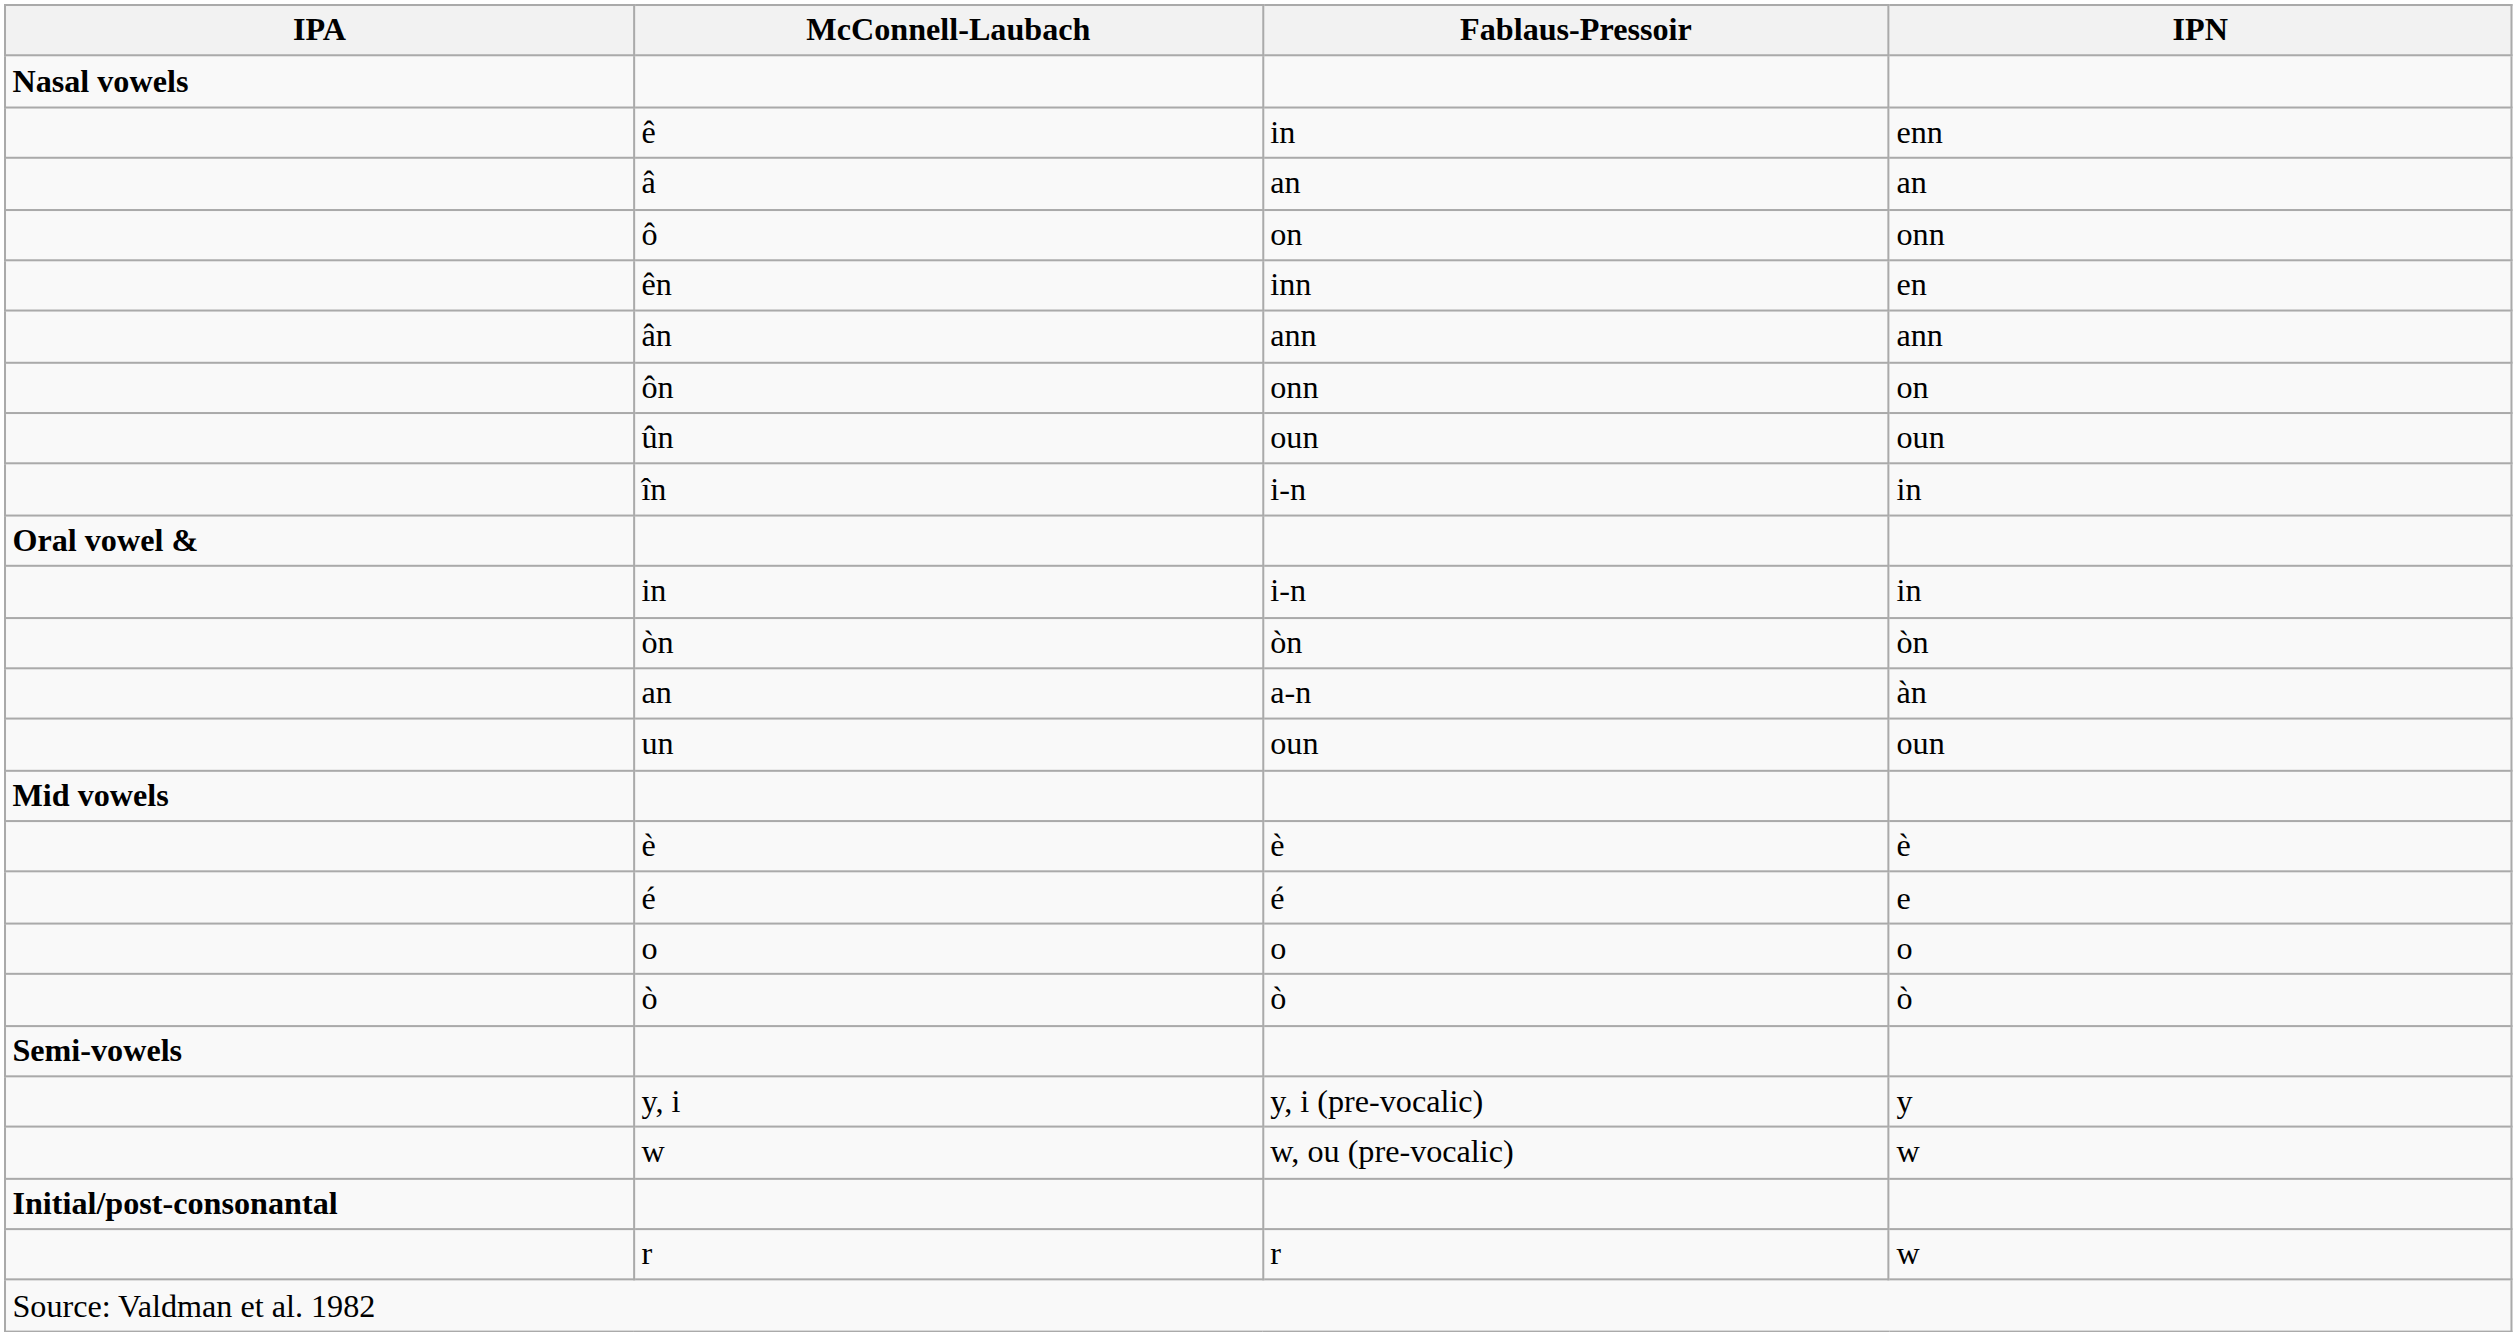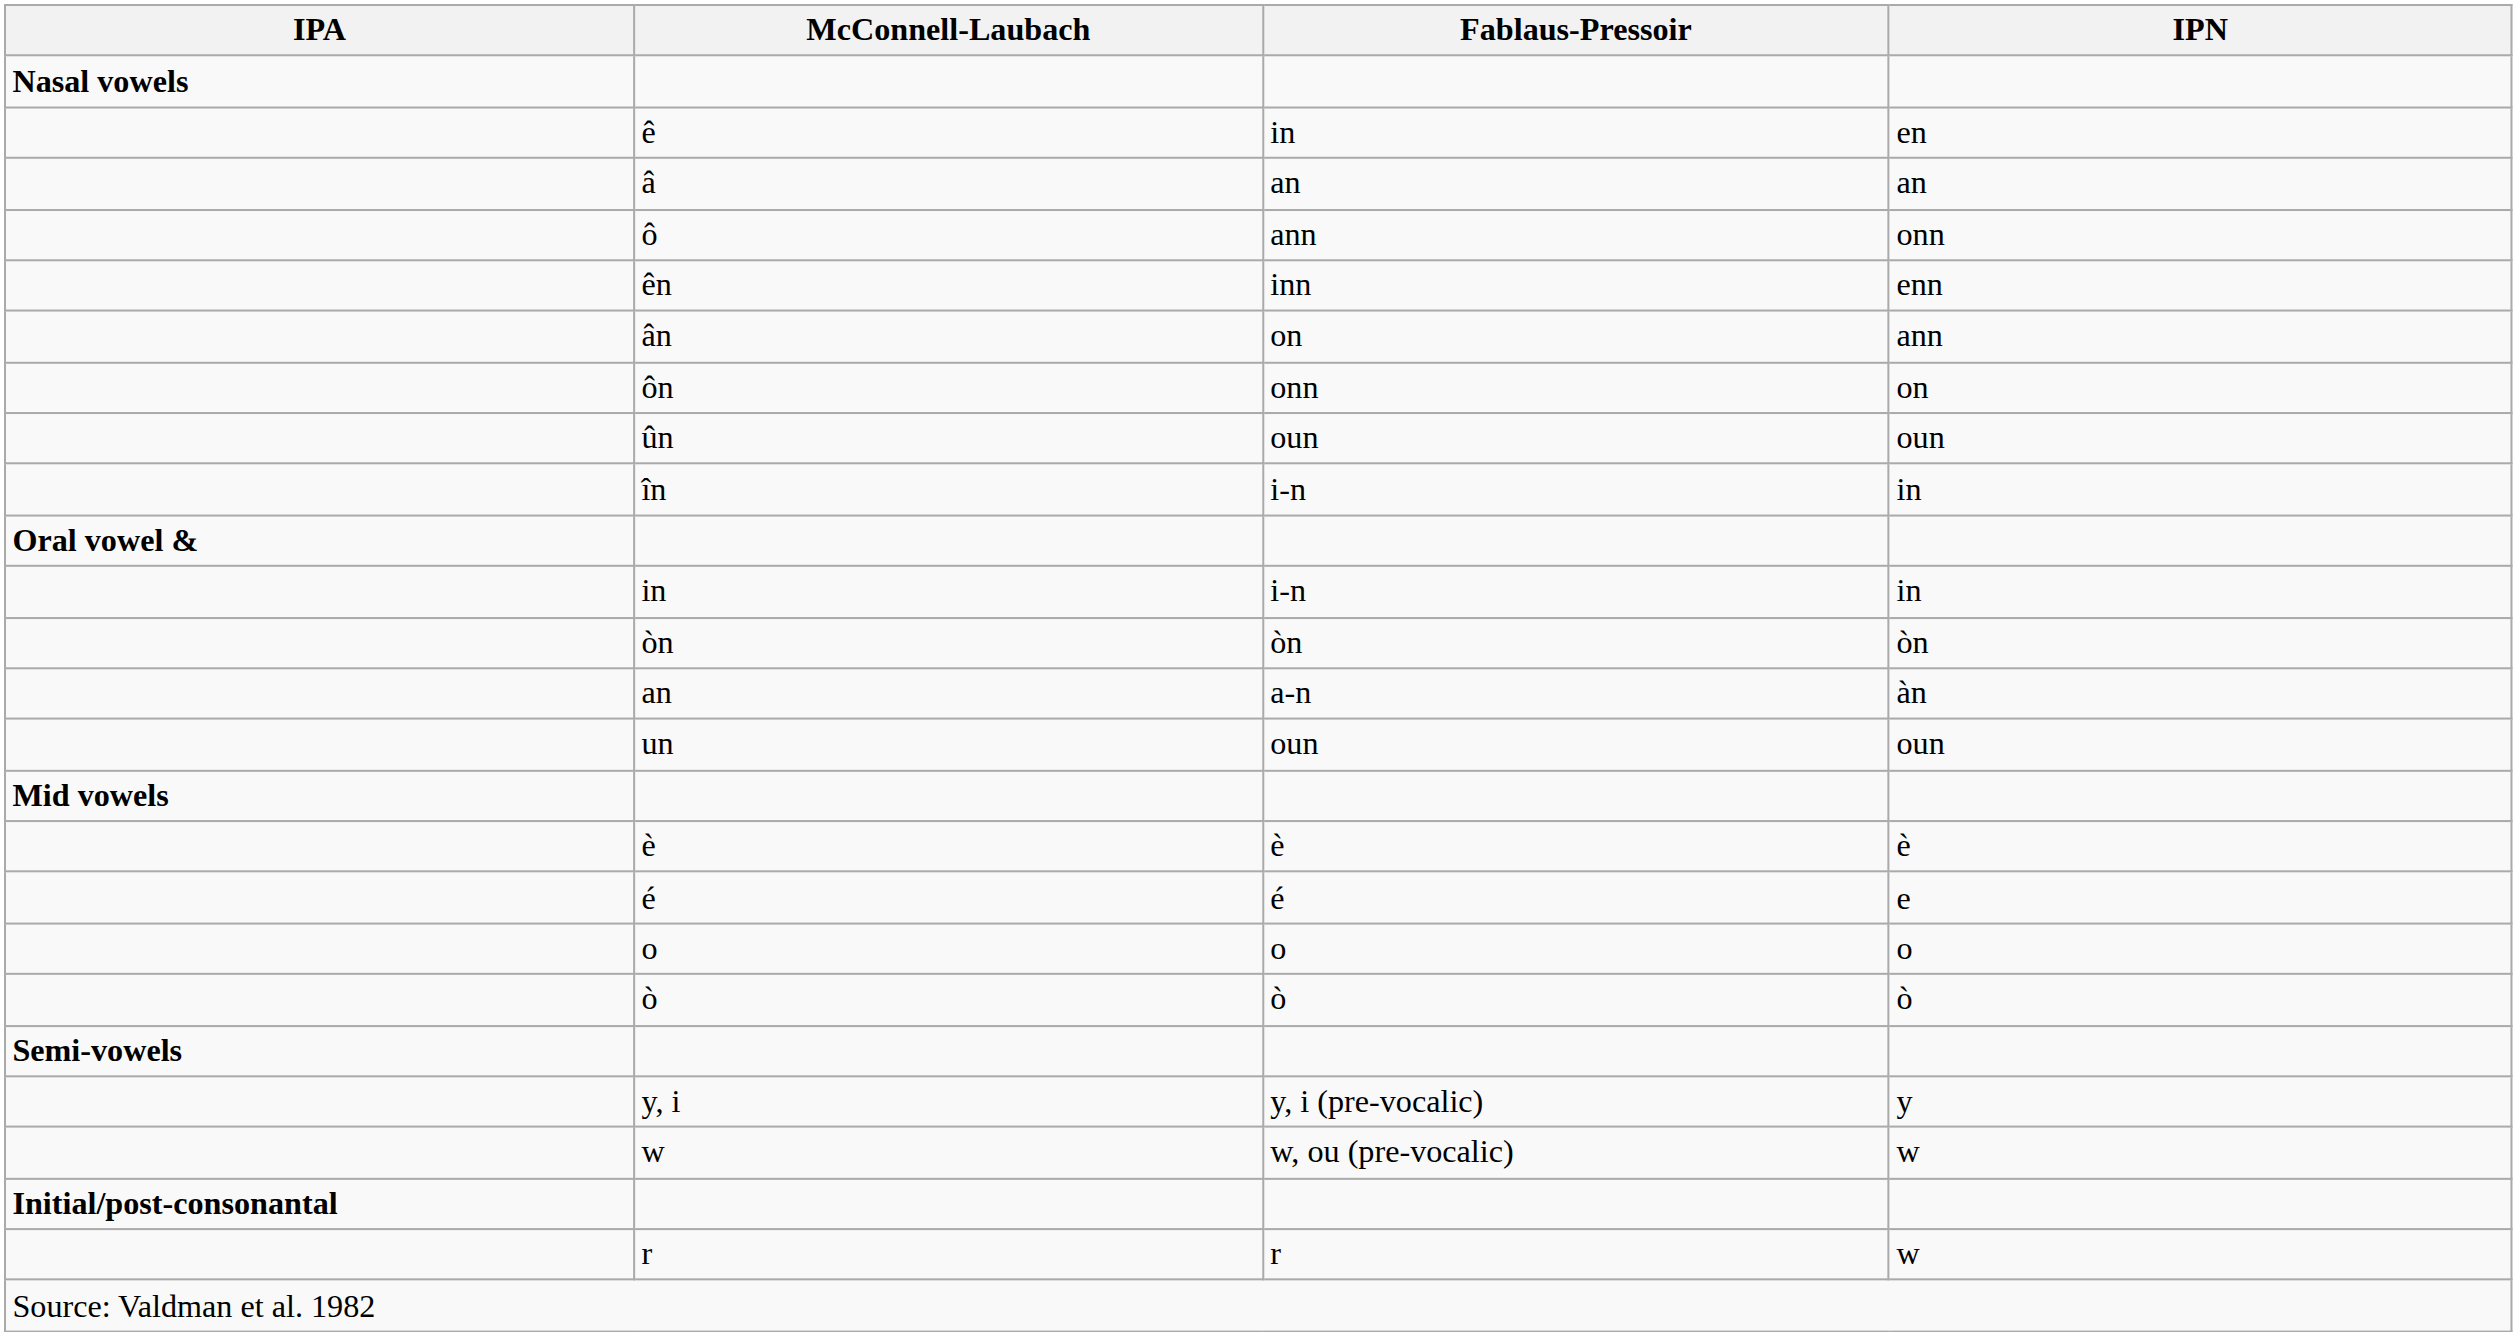(1920, 132) enn -> (1912, 132) en
(1286, 234) on -> (1293, 234) ann
(1912, 285) en -> (1920, 285) enn
(1293, 336) ann -> (1286, 336) on
